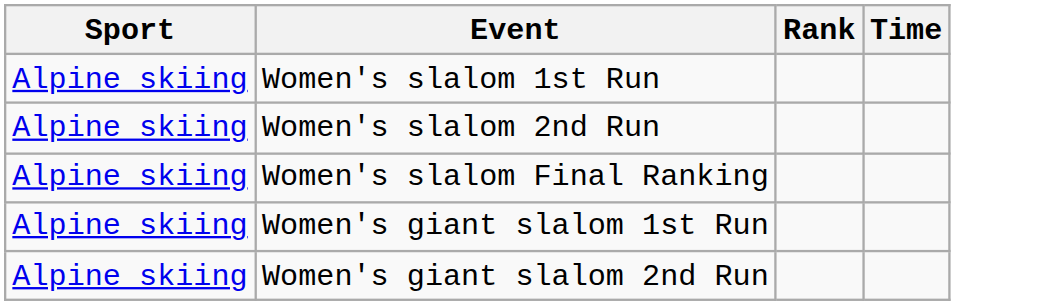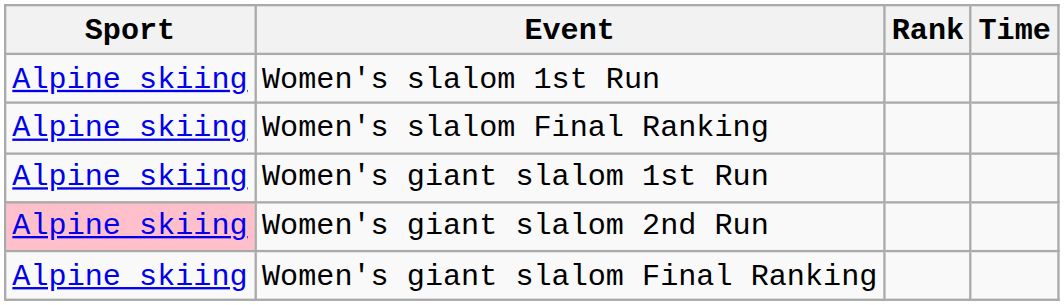- row: (461, 128)
(130, 276) no background -> (130, 226) pink background
+ row: (570, 276)
